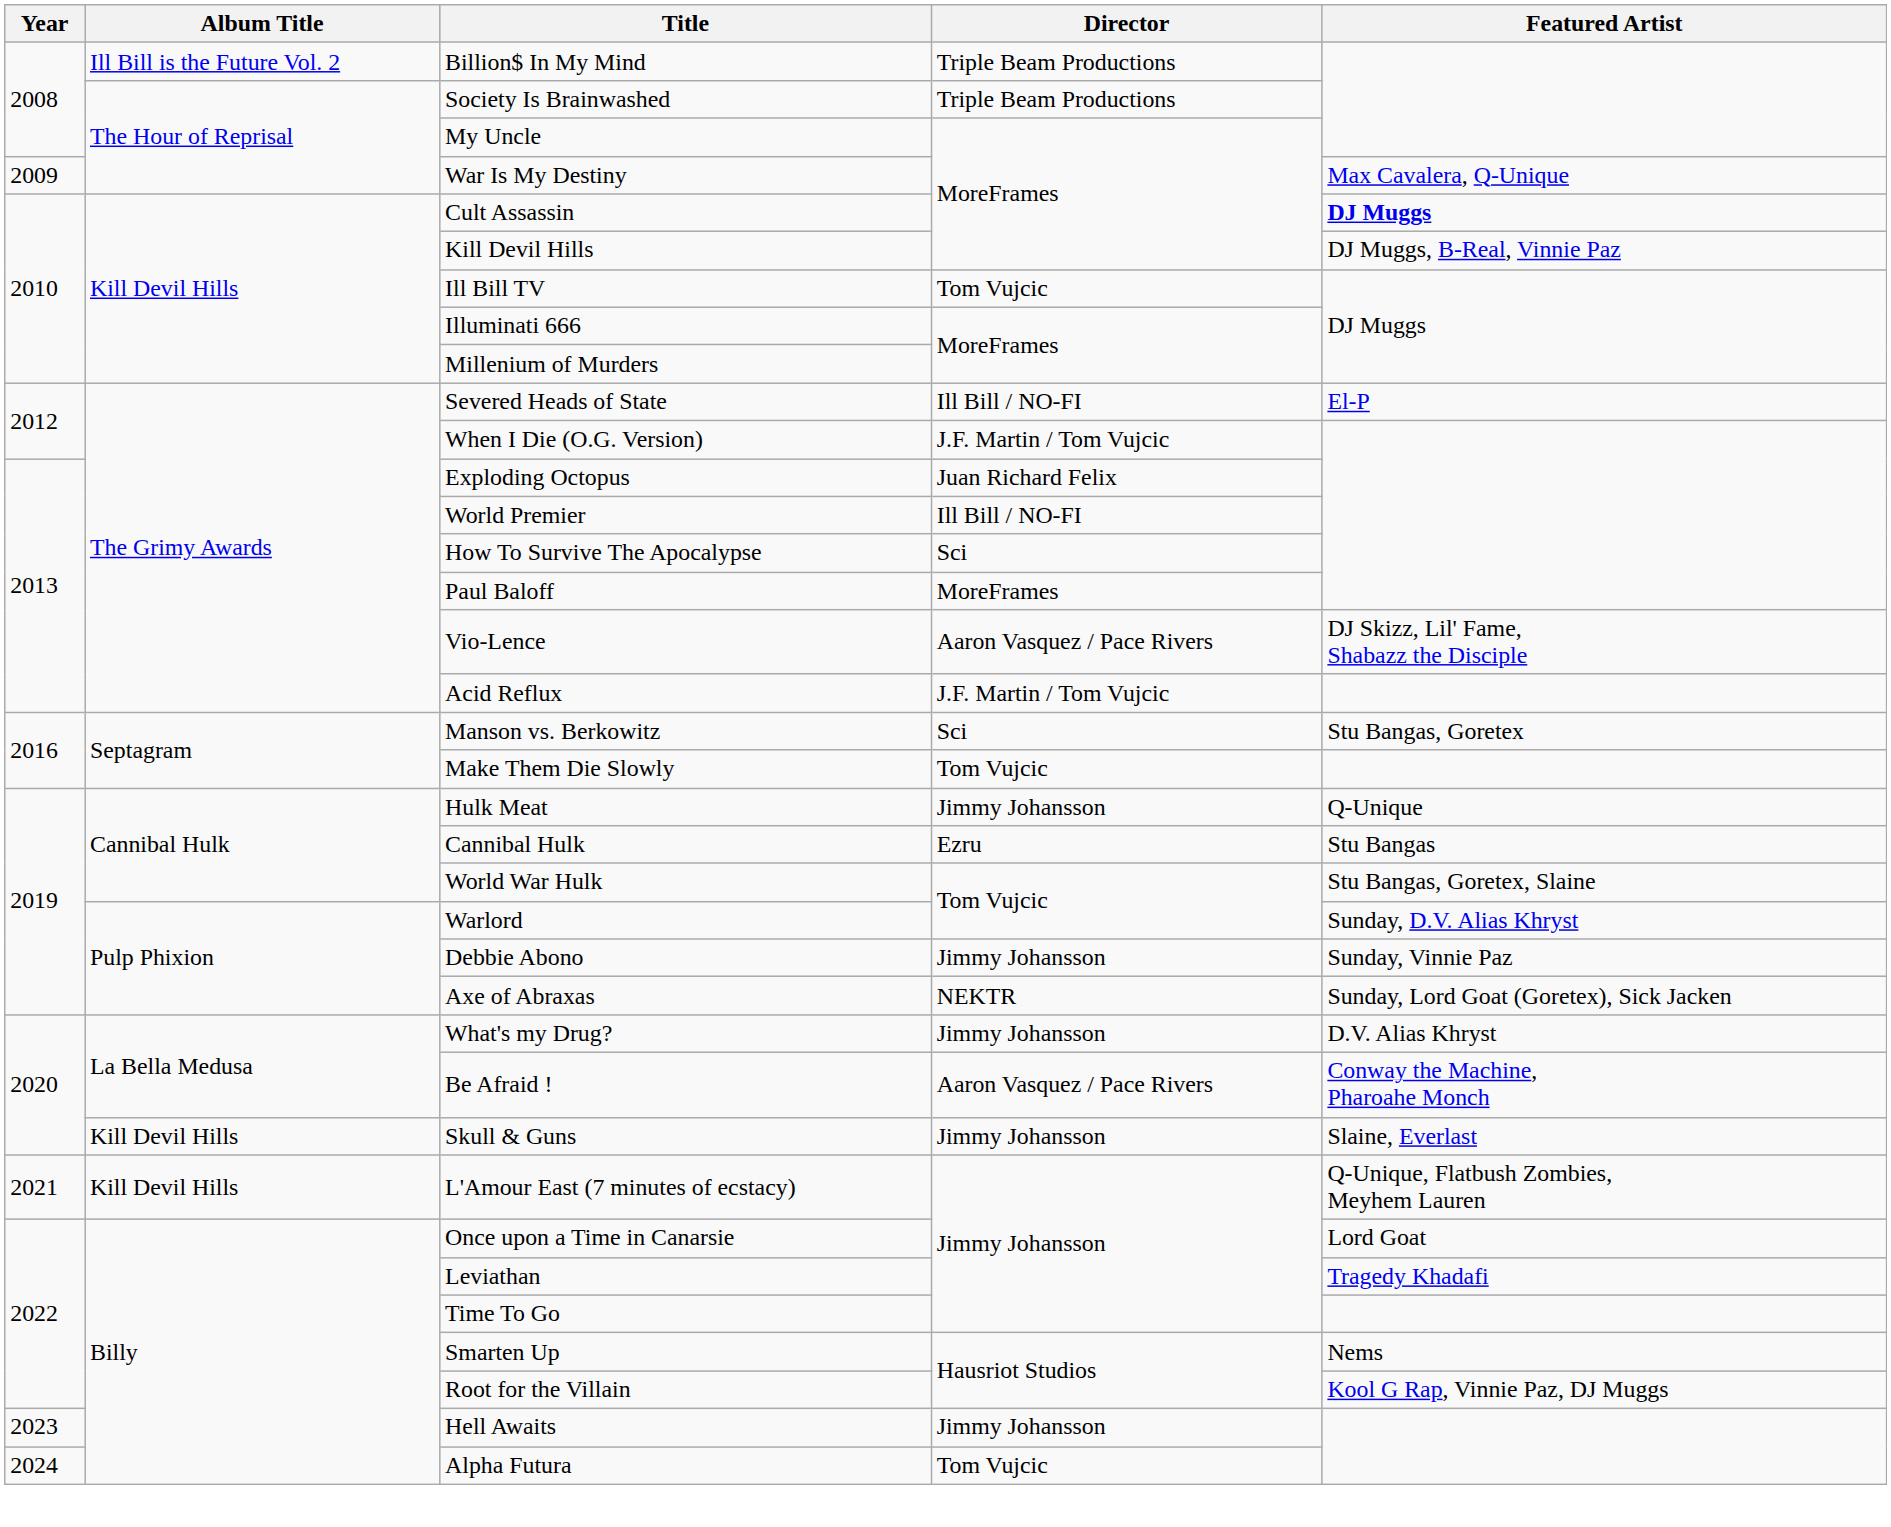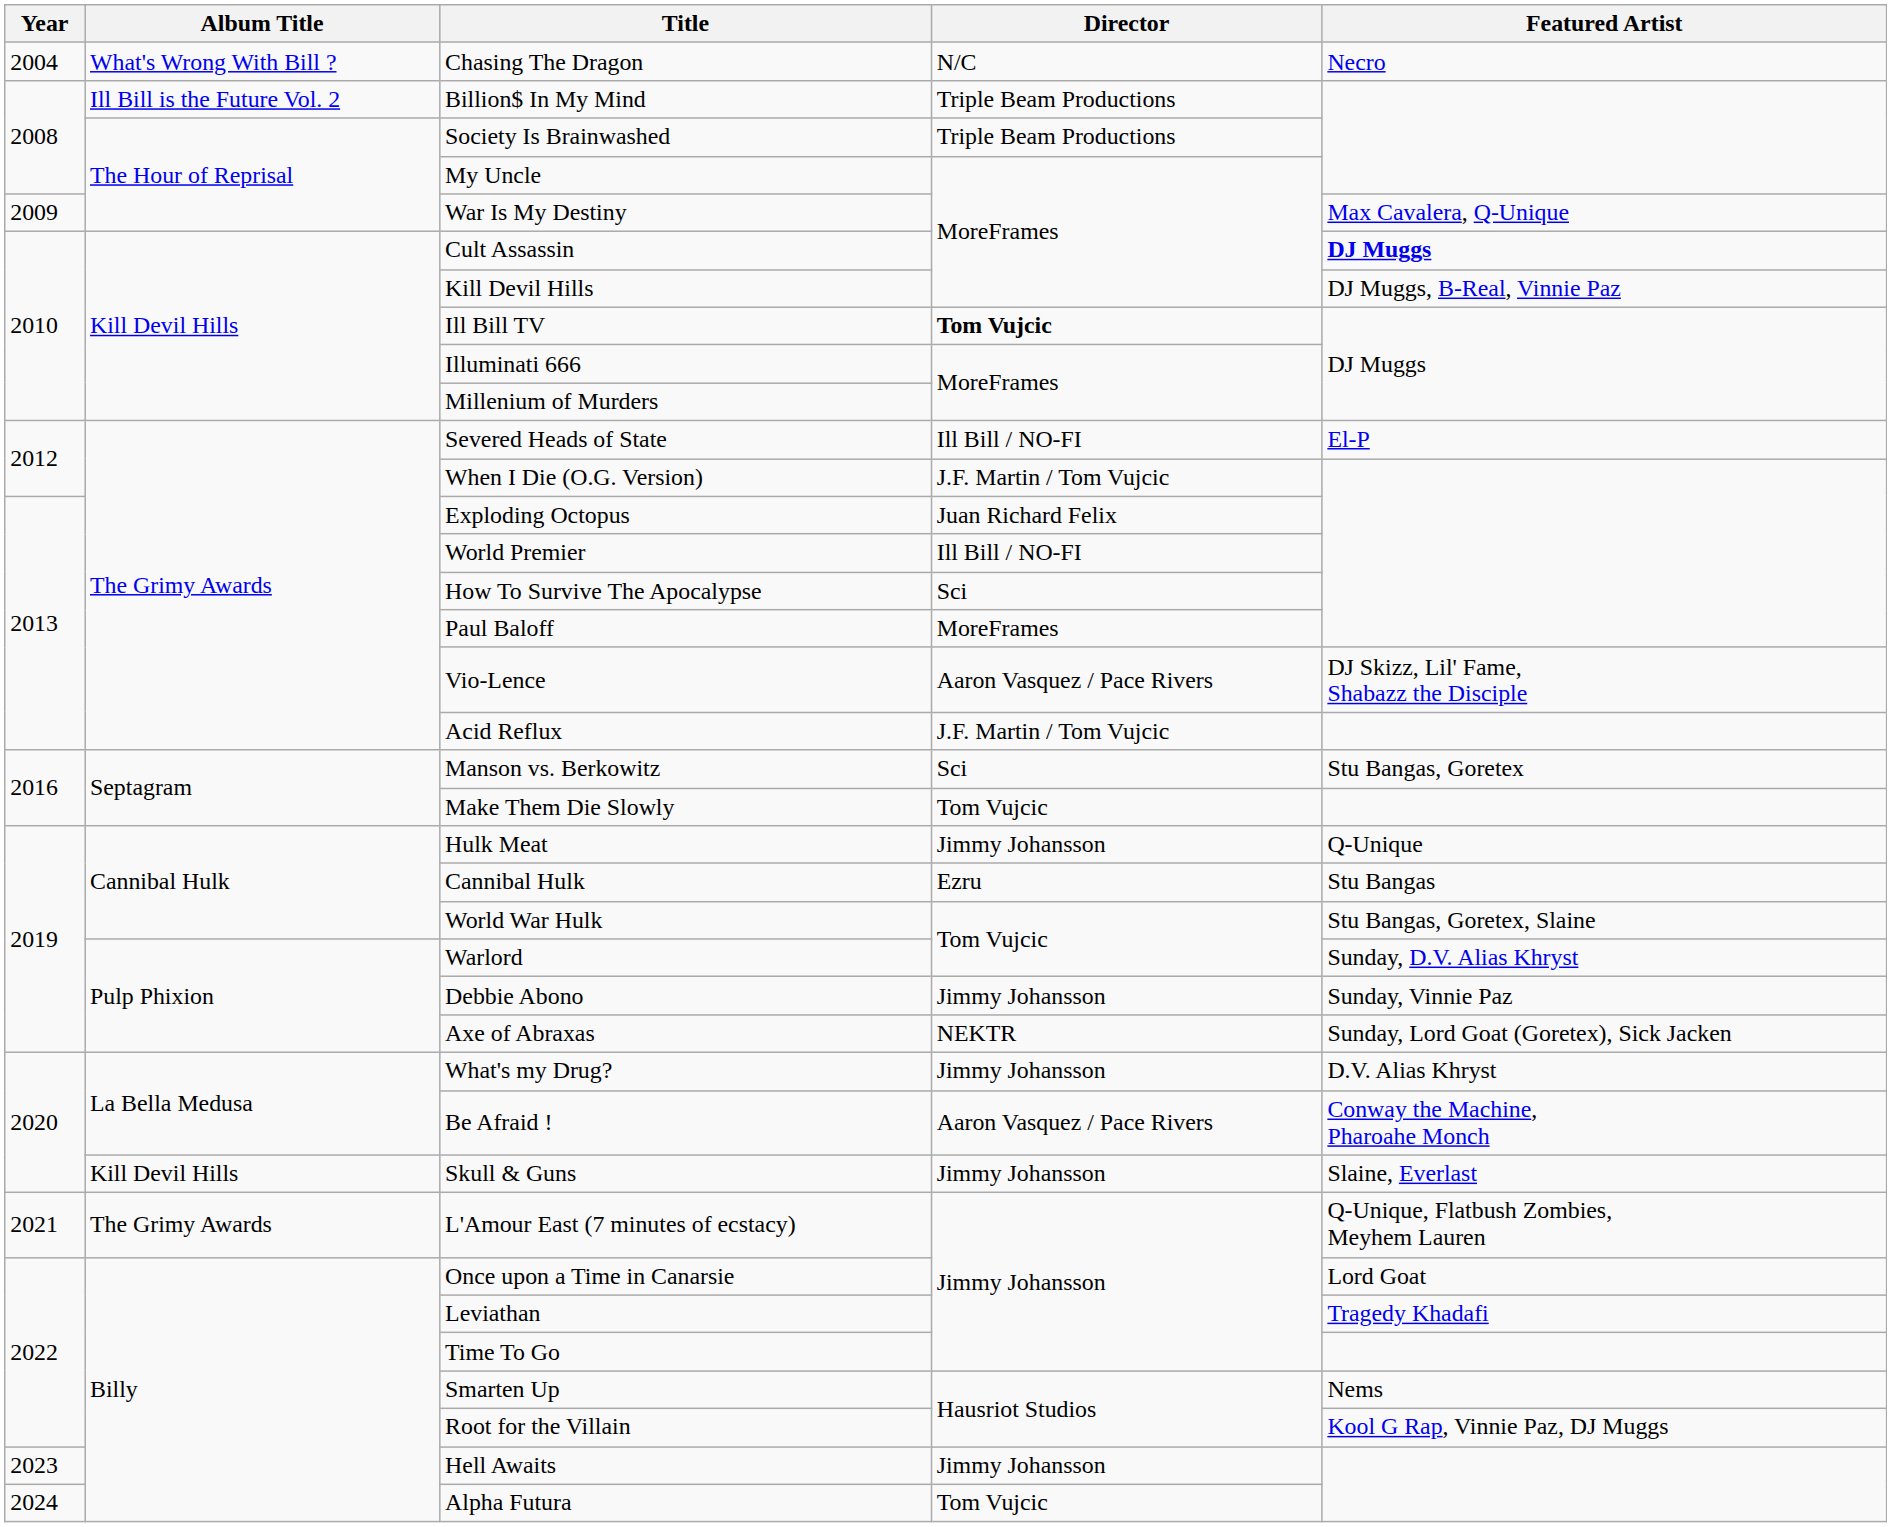+ row: (544, 61)
(992, 288) normal -> (994, 325) bold
(164, 1186) Kill Devil Hills -> (181, 1224) The Grimy Awards
